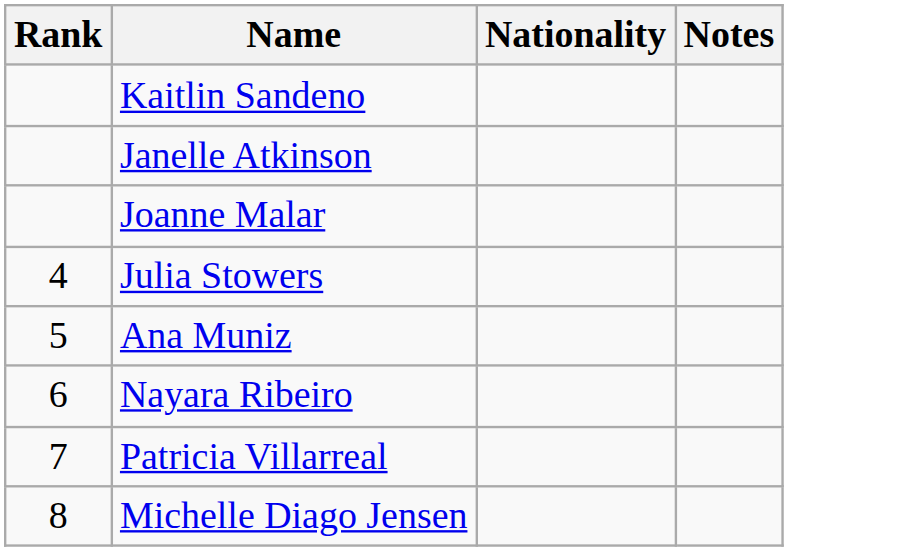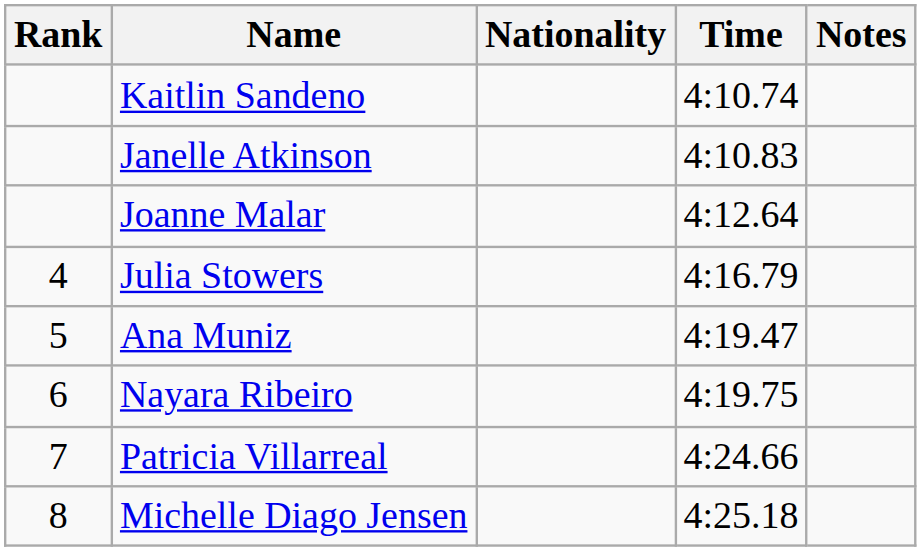+ column: (741, 34)
